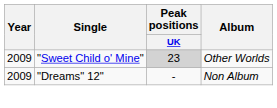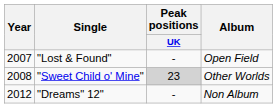+ row: (74, 58)
(19, 58) 2009 -> (19, 76) 2008
(19, 76) 2009 -> (19, 94) 2012
